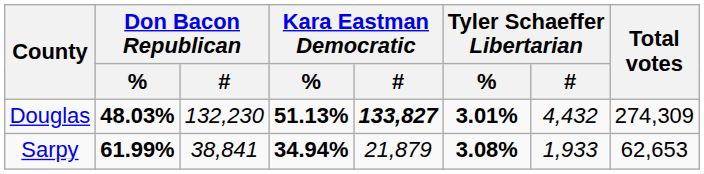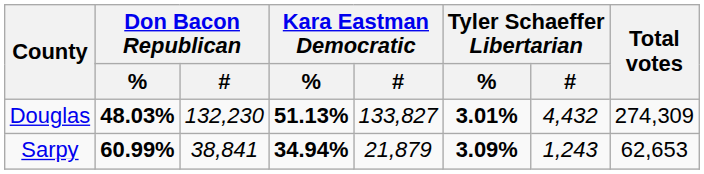(398, 116) bold -> (398, 116) normal
(137, 150) 61.99% -> (137, 150) 60.99%
(487, 150) 3.08% -> (487, 150) 3.09%
(570, 150) 1,933 -> (570, 150) 1,243
